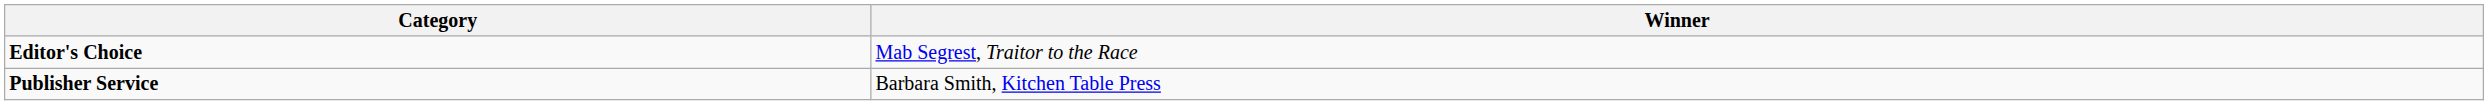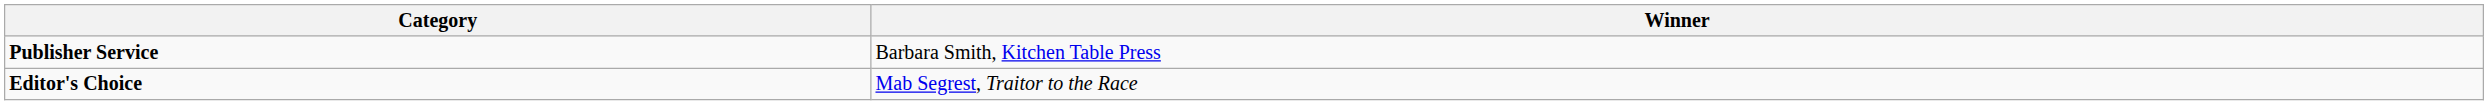rows swapped: (76, 52) <-> (84, 83)
